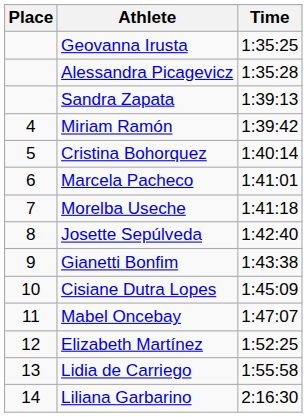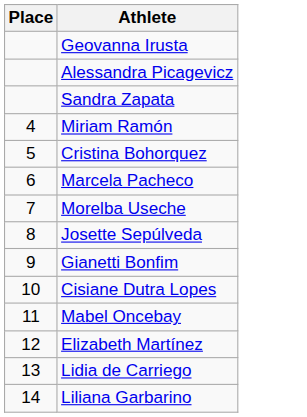- column: (270, 18)
